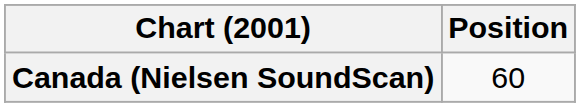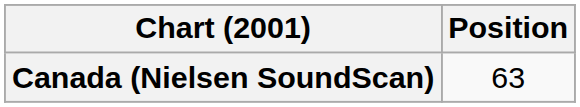(508, 76) 60 -> (508, 76) 63
